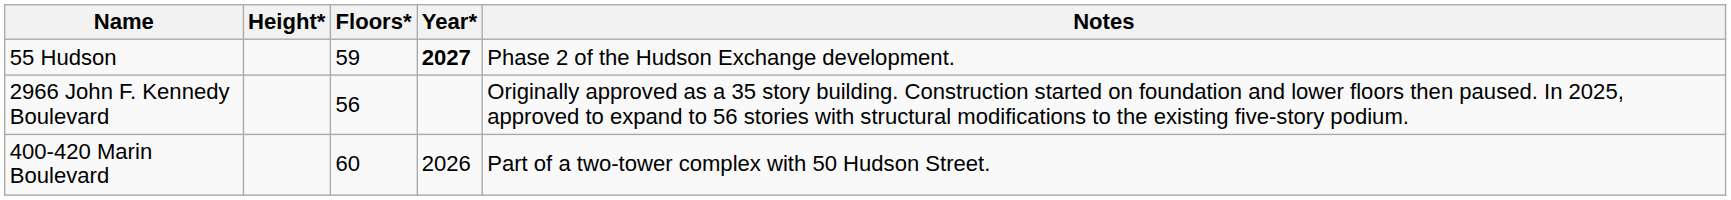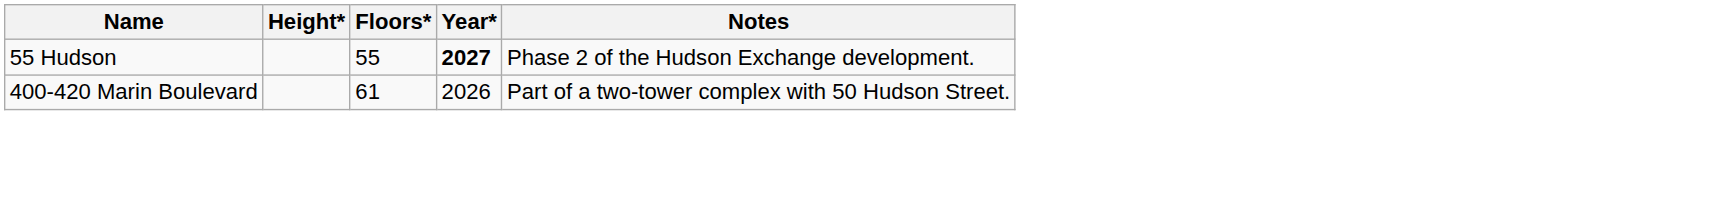(348, 57) 59 -> (368, 57) 55
- row: (120, 104)
(348, 164) 60 -> (368, 92) 61
